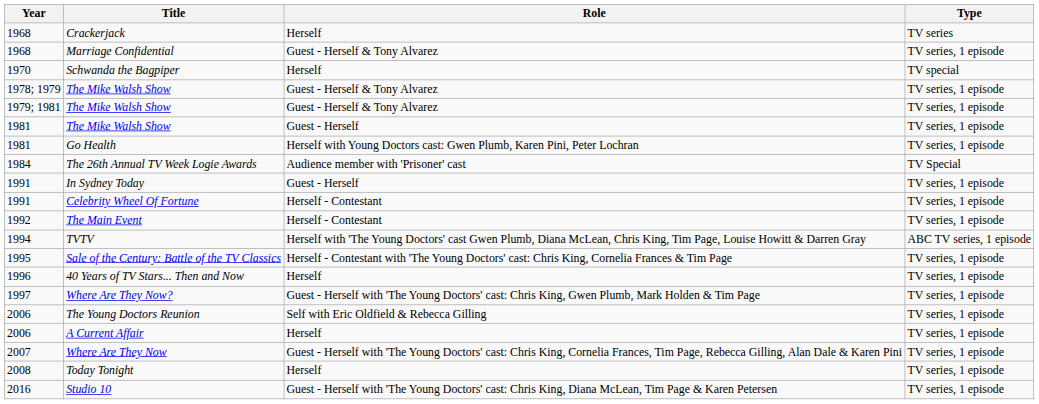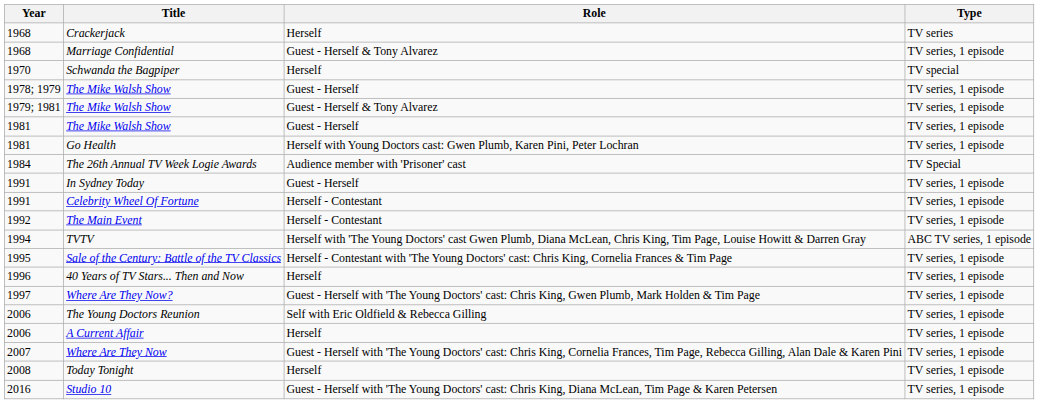(362, 88) Guest - Herself & Tony Alvarez -> (323, 88) Guest - Herself
